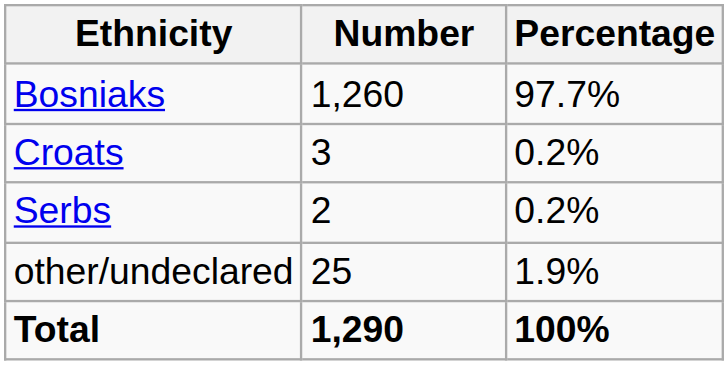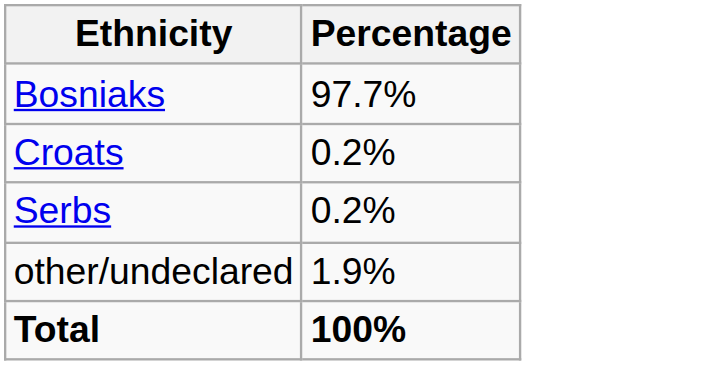- column: (404, 34)
